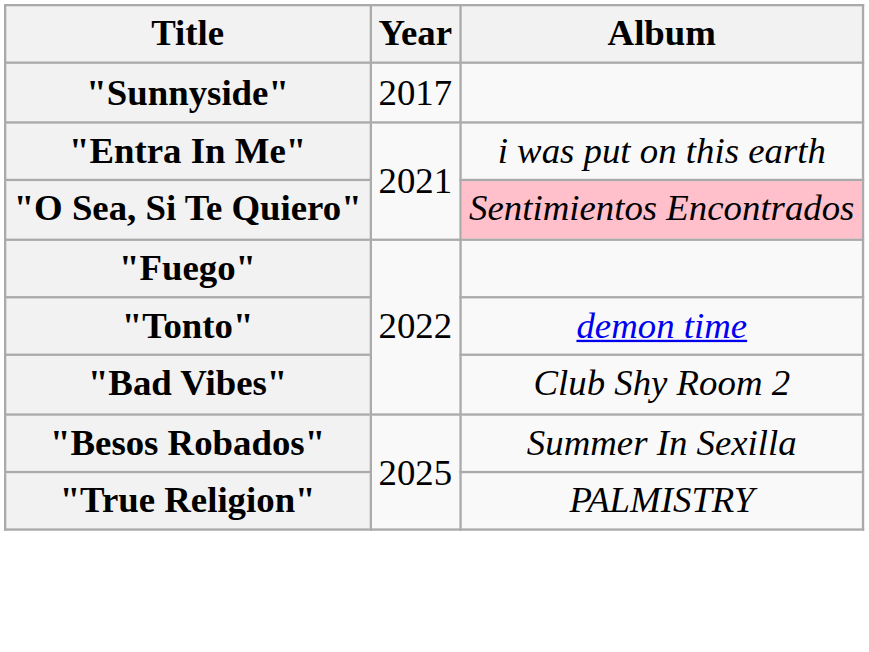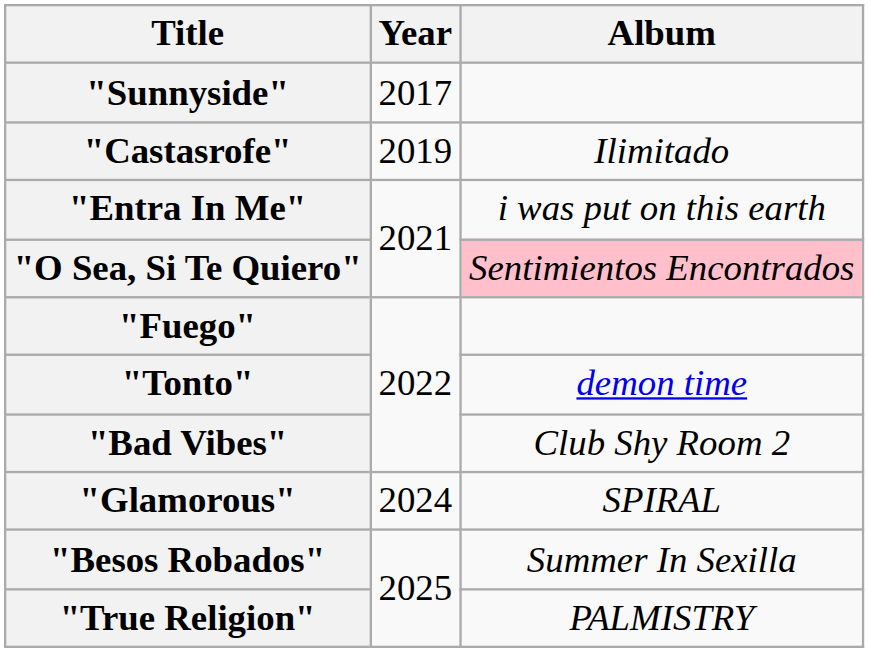+ row: (188, 150)
+ row: (188, 500)
